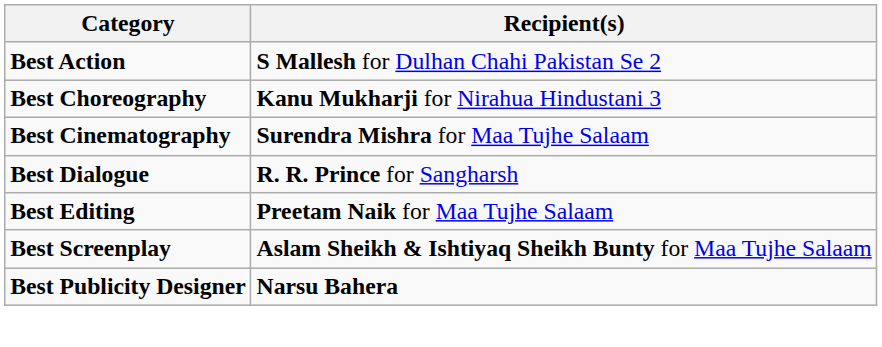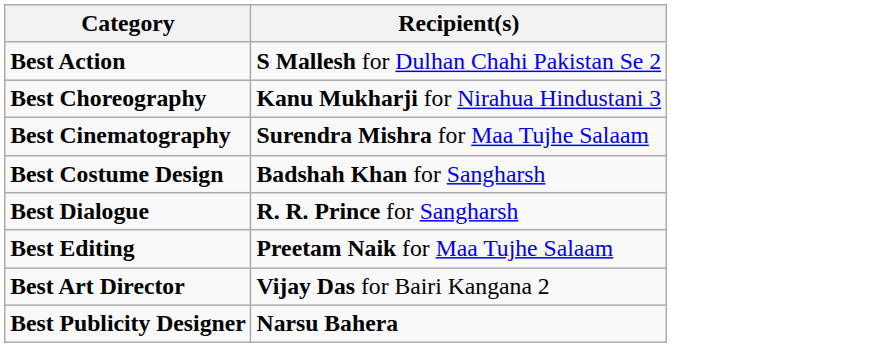+ row: (117, 173)
- row: (91, 248)
+ row: (97, 286)
